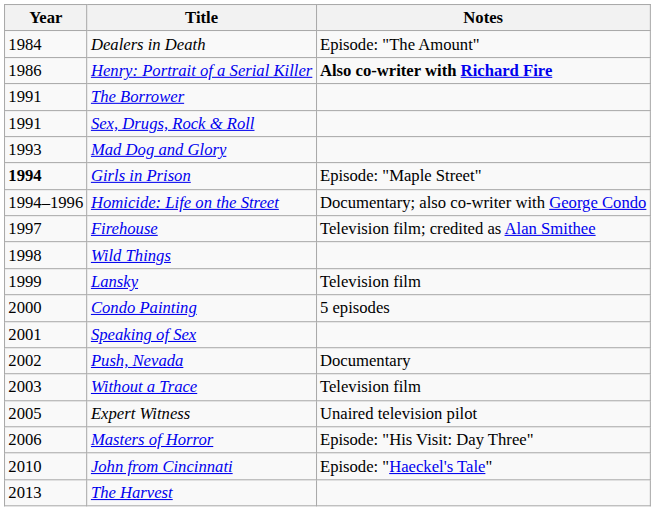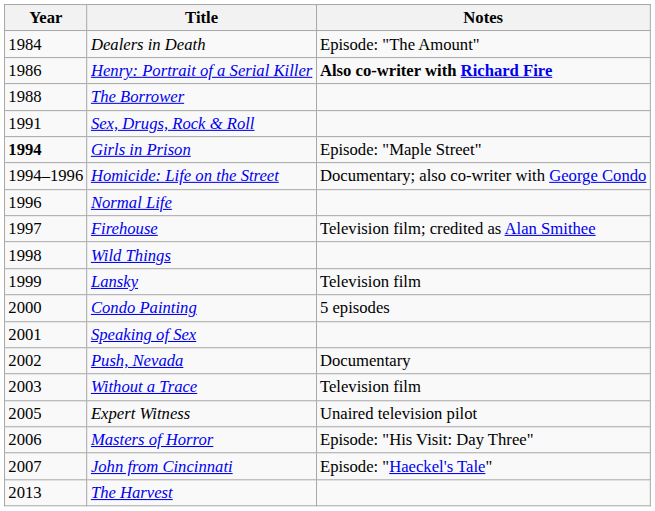(25, 96) 1991 -> (25, 96) 1988
- row: (159, 149)
+ row: (131, 202)
(25, 466) 2010 -> (25, 466) 2007
